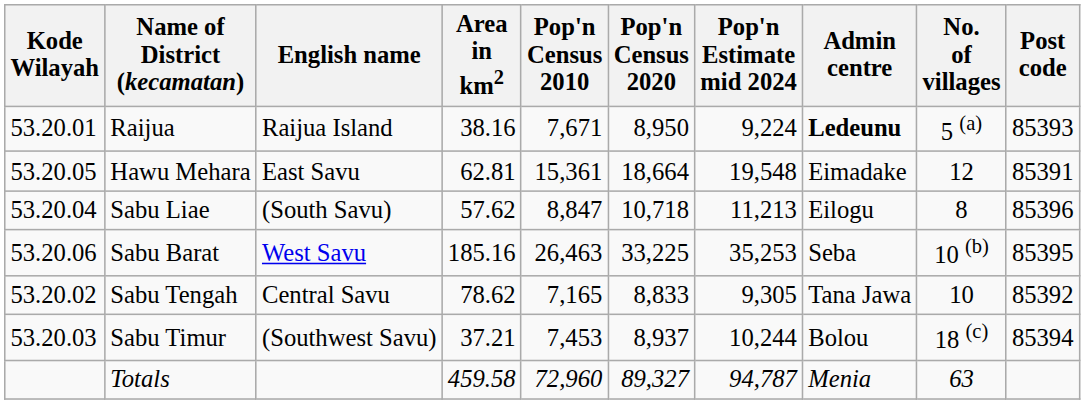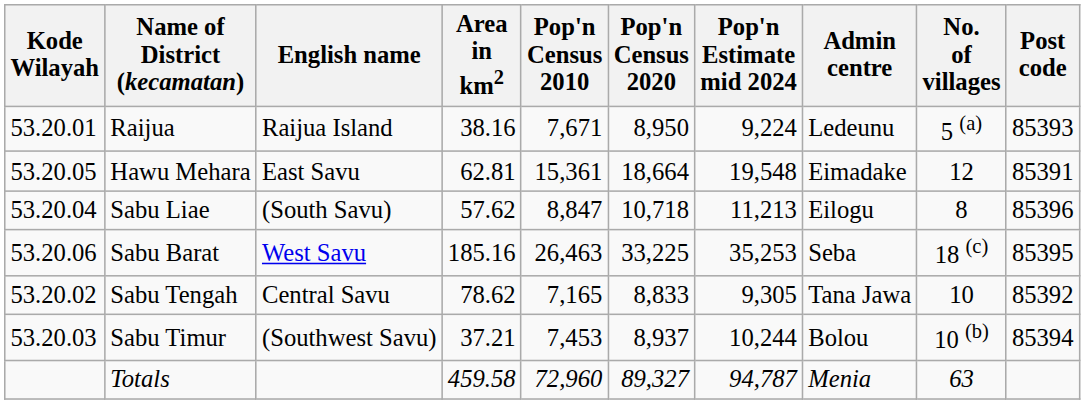(855, 128) bold -> (851, 128) normal
(962, 252) 10 (b) -> (962, 252) 18 (c)
(962, 337) 18 (c) -> (962, 337) 10 (b)
